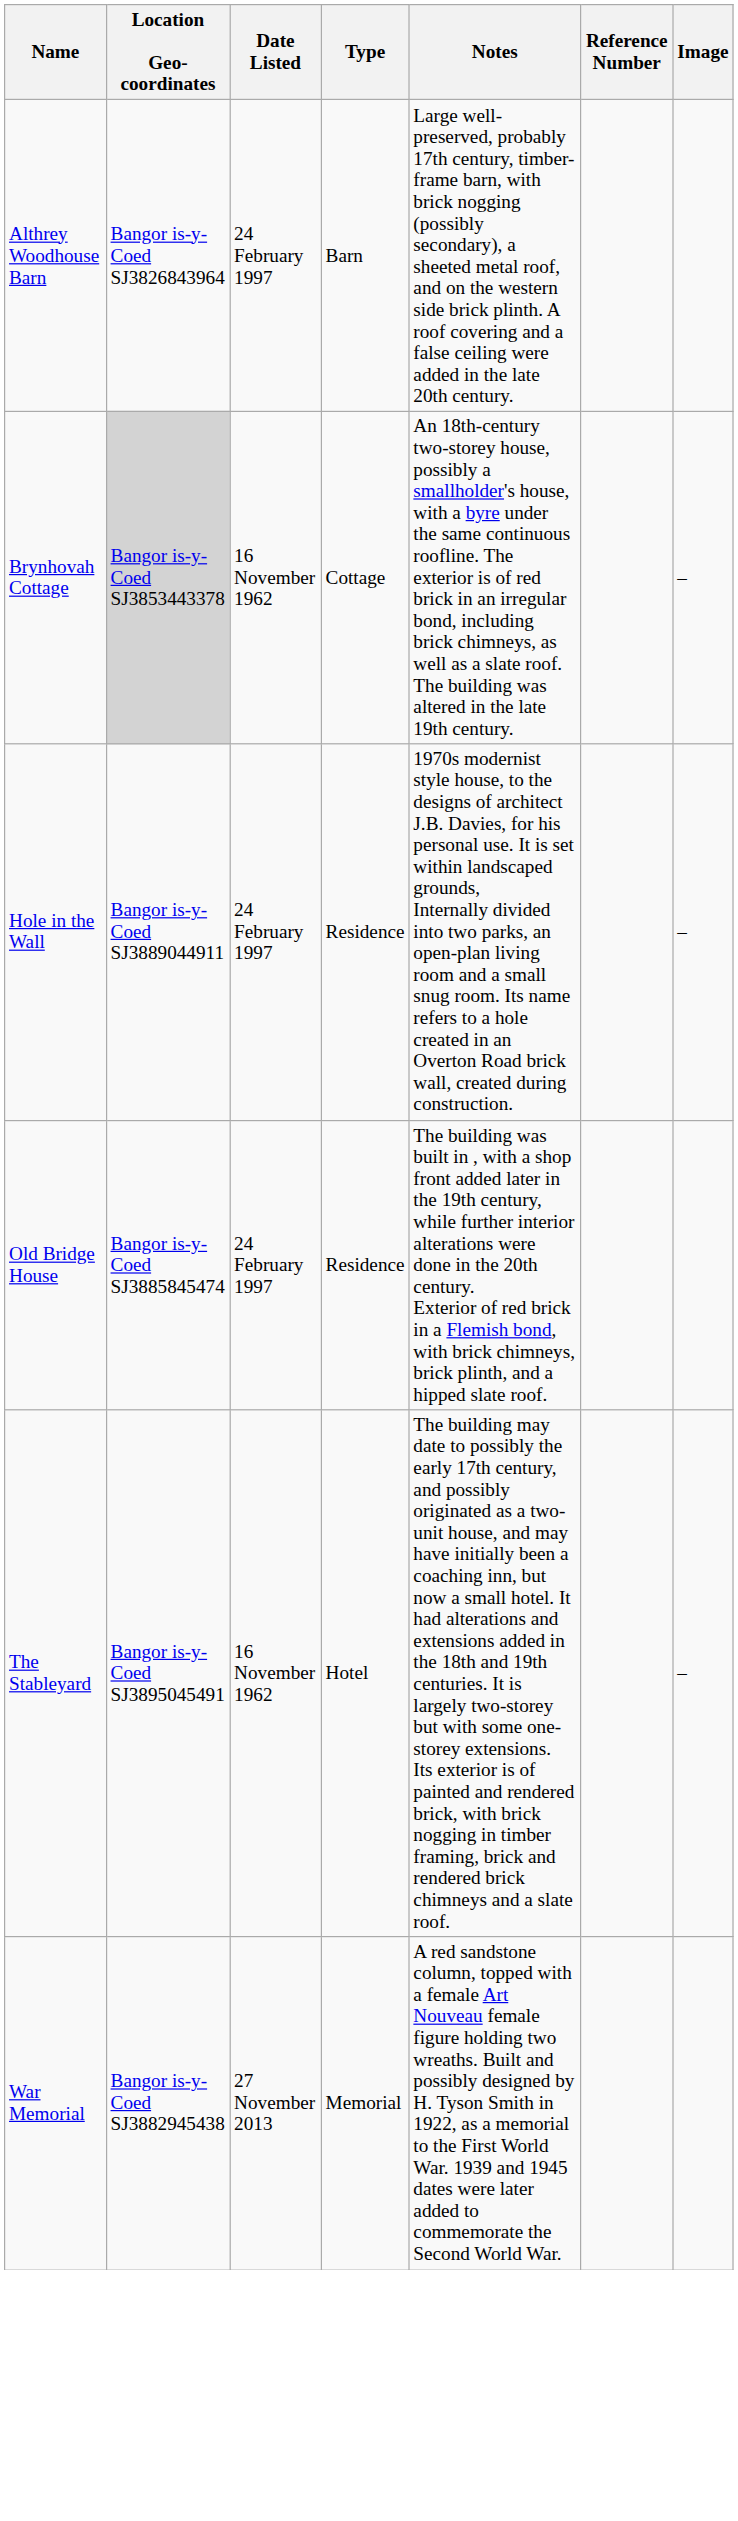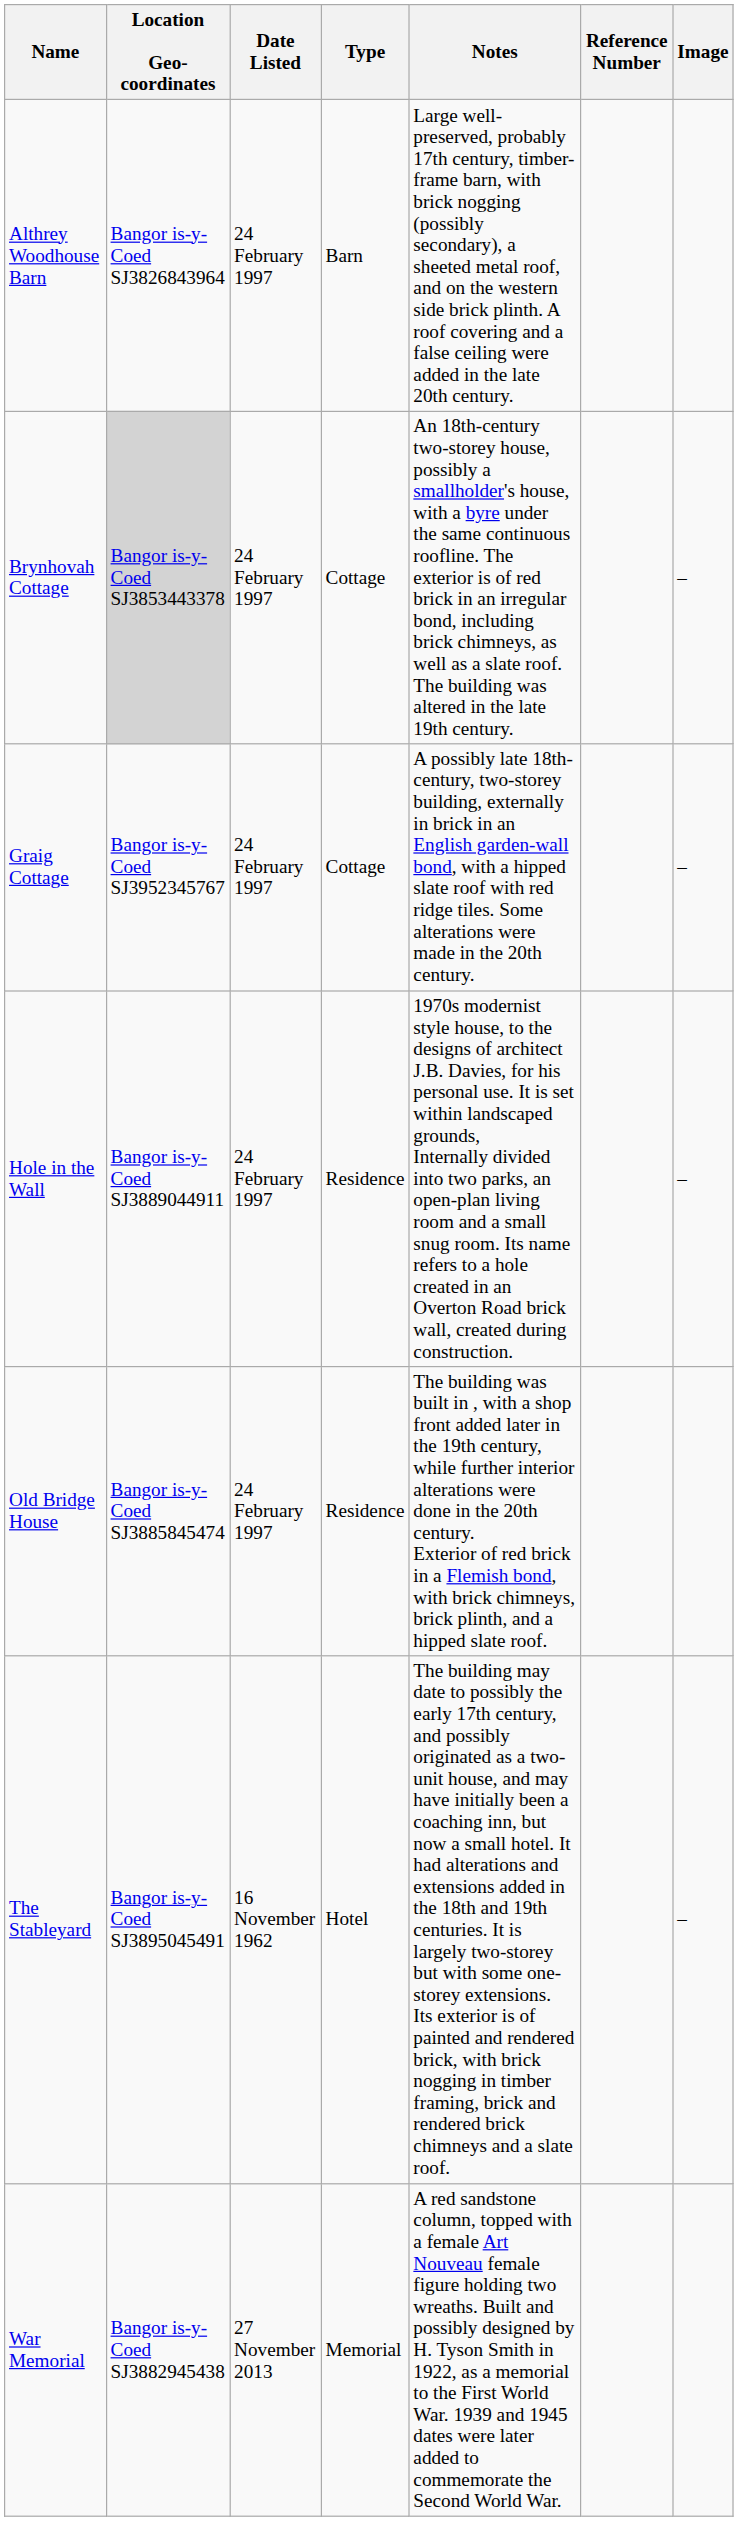(275, 577) 16 November 1962 -> (269, 577) 24 February 1997
+ row: (39, 867)
